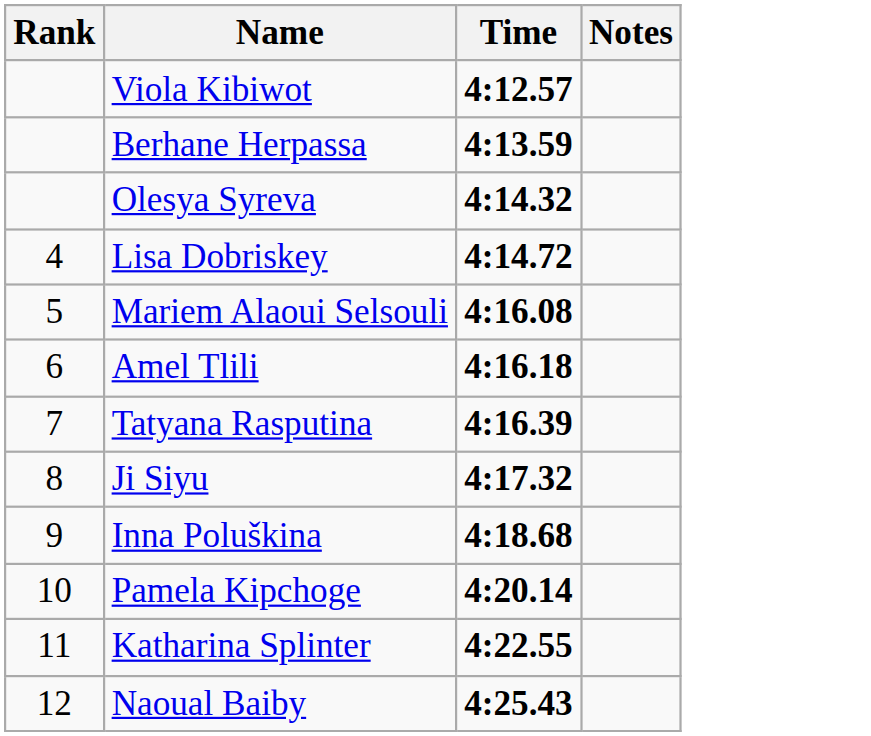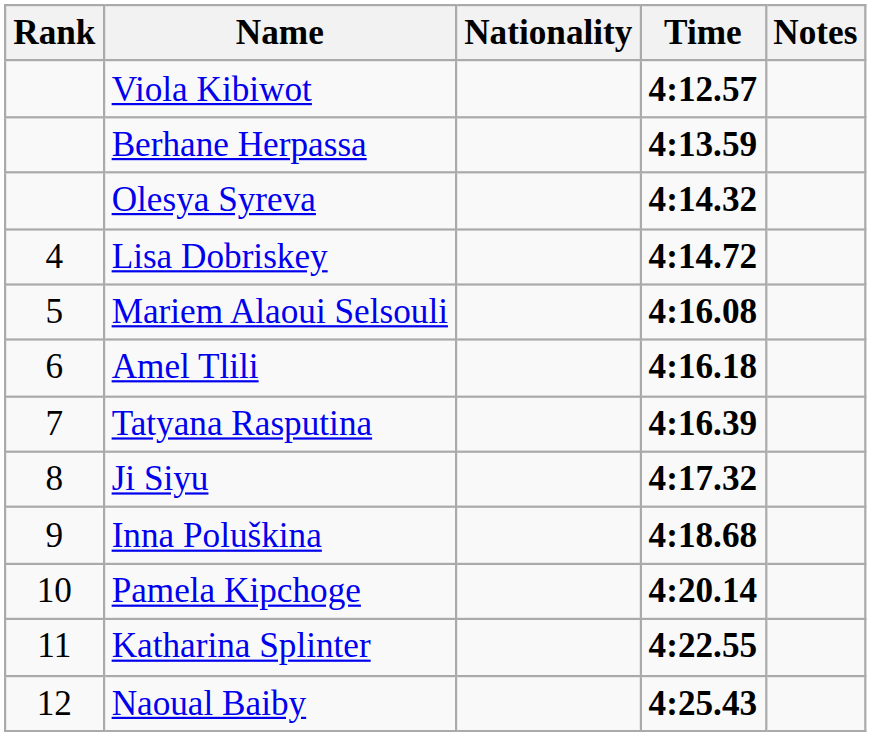+ column: (548, 32)
